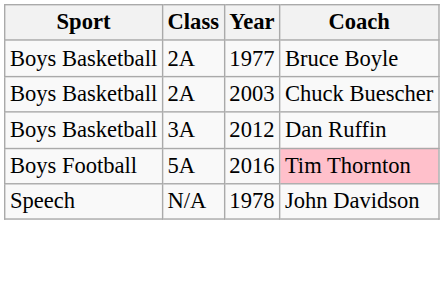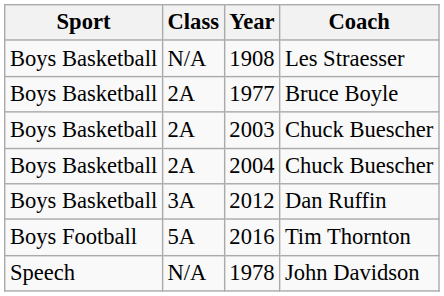+ row: (252, 58)
+ row: (252, 165)
(348, 165) pink background -> (348, 237) no background
